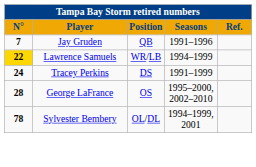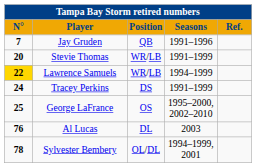+ row: (80, 57)
(19, 93) 28 -> (19, 108) 25
+ row: (80, 129)
